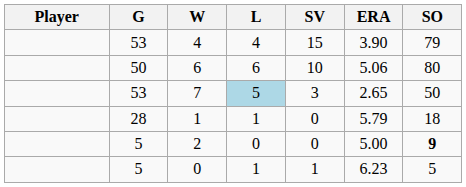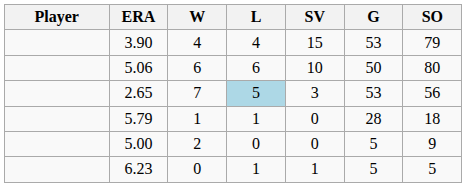columns swapped: (138, 17) <-> (374, 17)
(432, 93) 50 -> (432, 93) 56
(432, 144) bold -> (432, 144) normal
